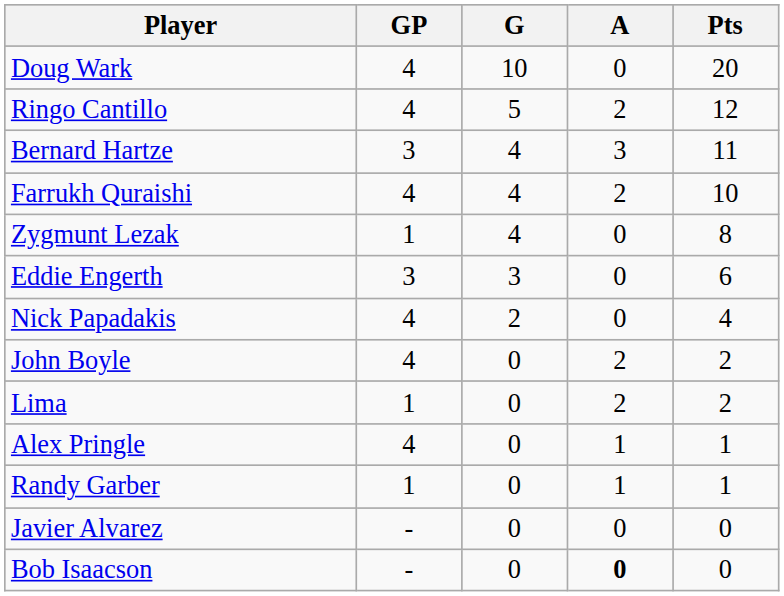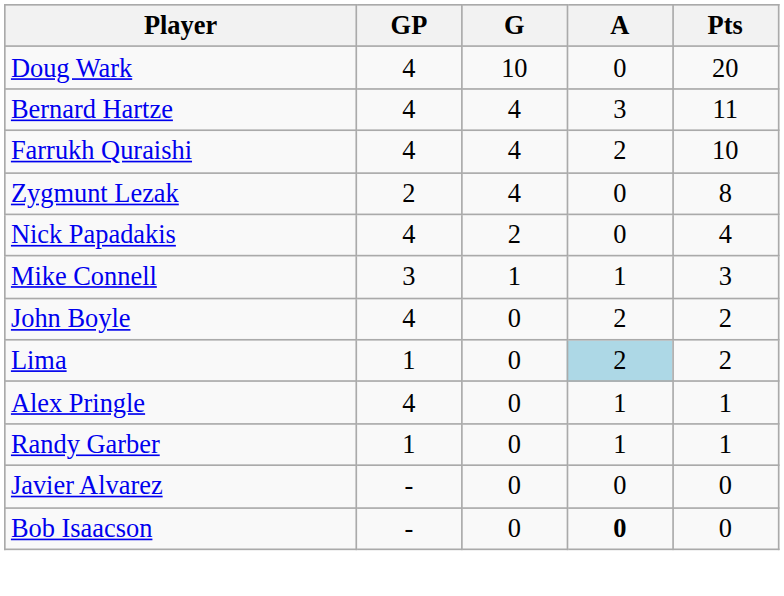- row: (89, 109)
(409, 151) 3 -> (409, 109) 4
(409, 234) 1 -> (409, 192) 2
- row: (87, 276)
+ row: (84, 276)
(620, 402) no background -> (620, 360) lightblue background
